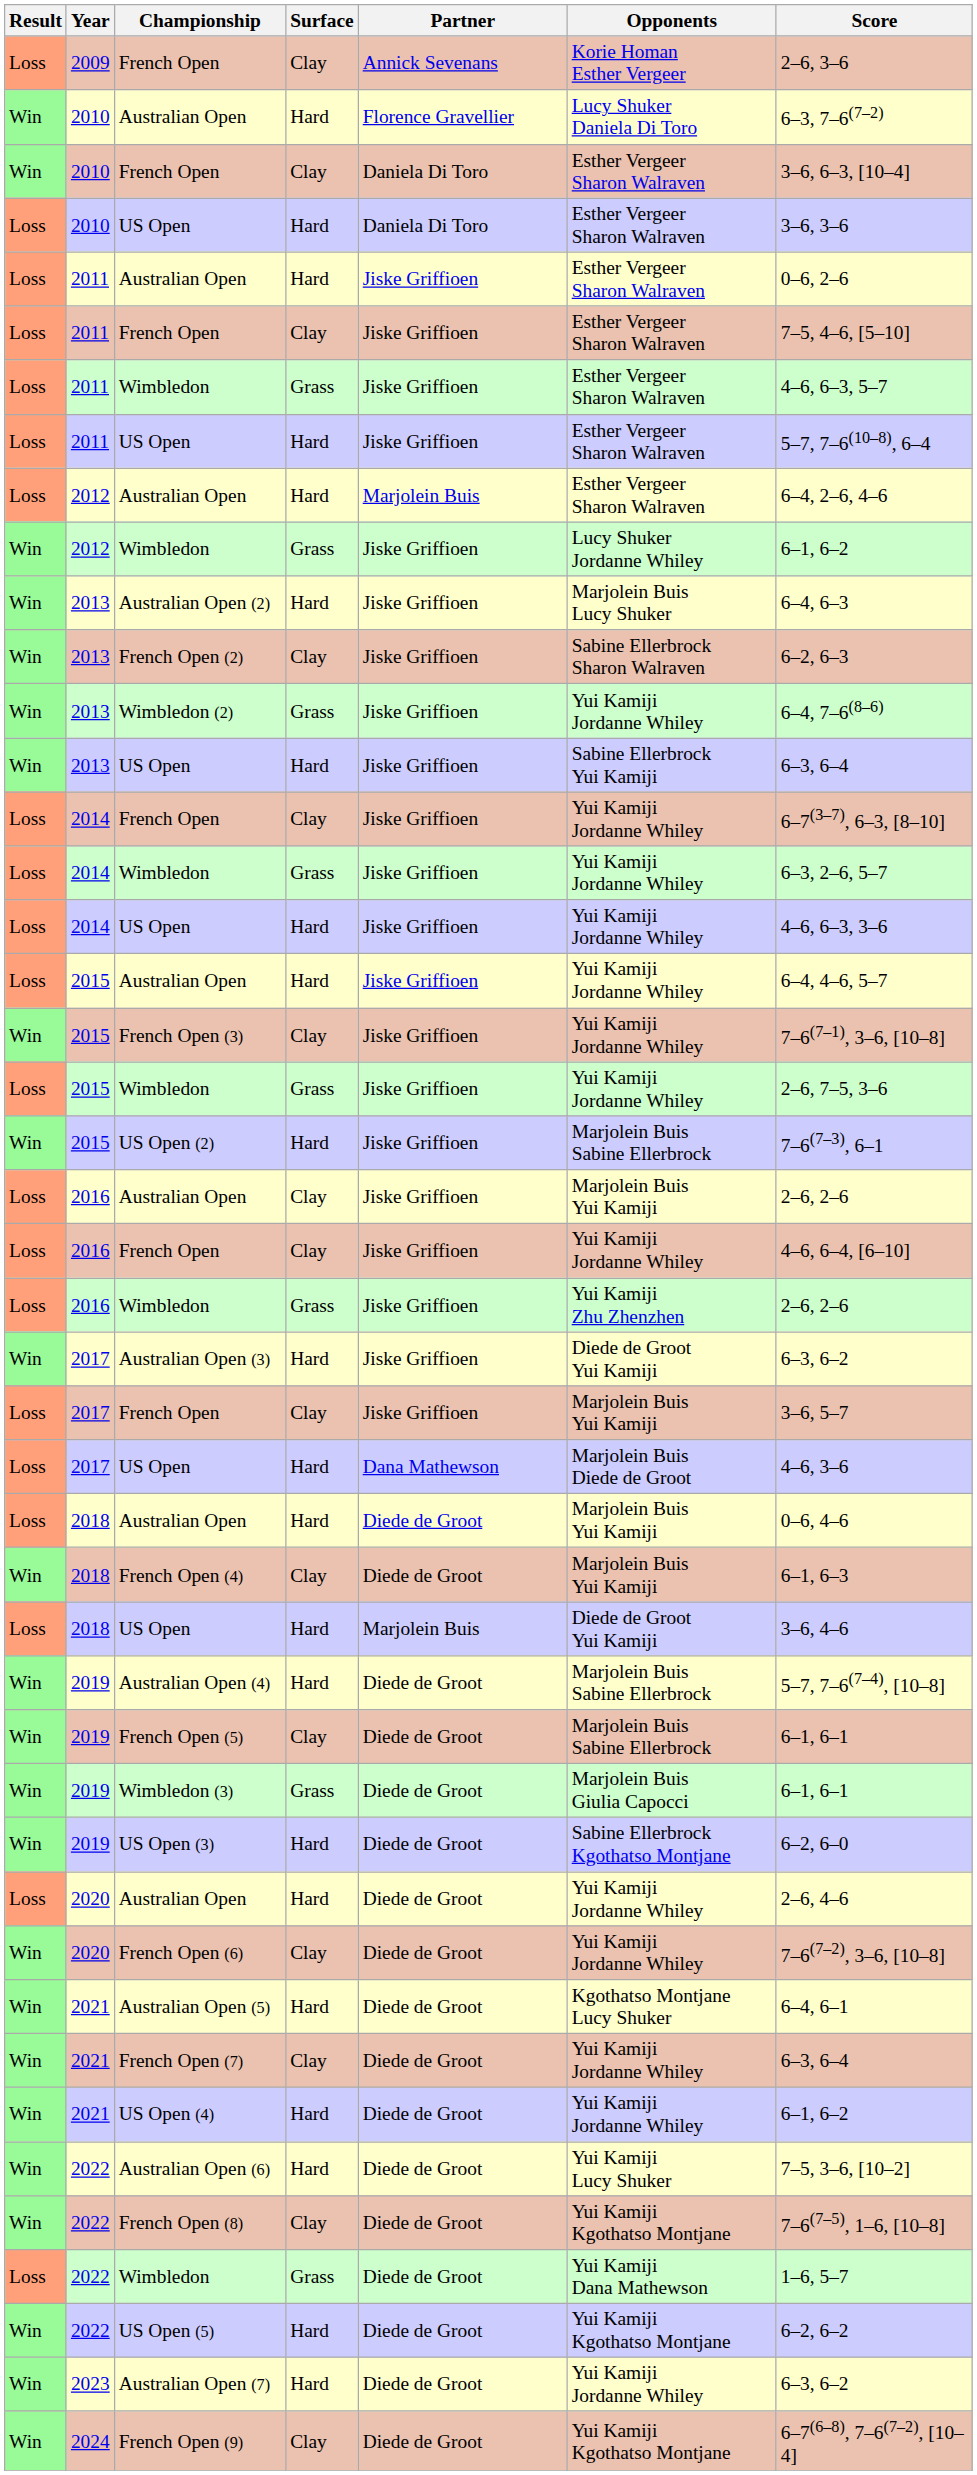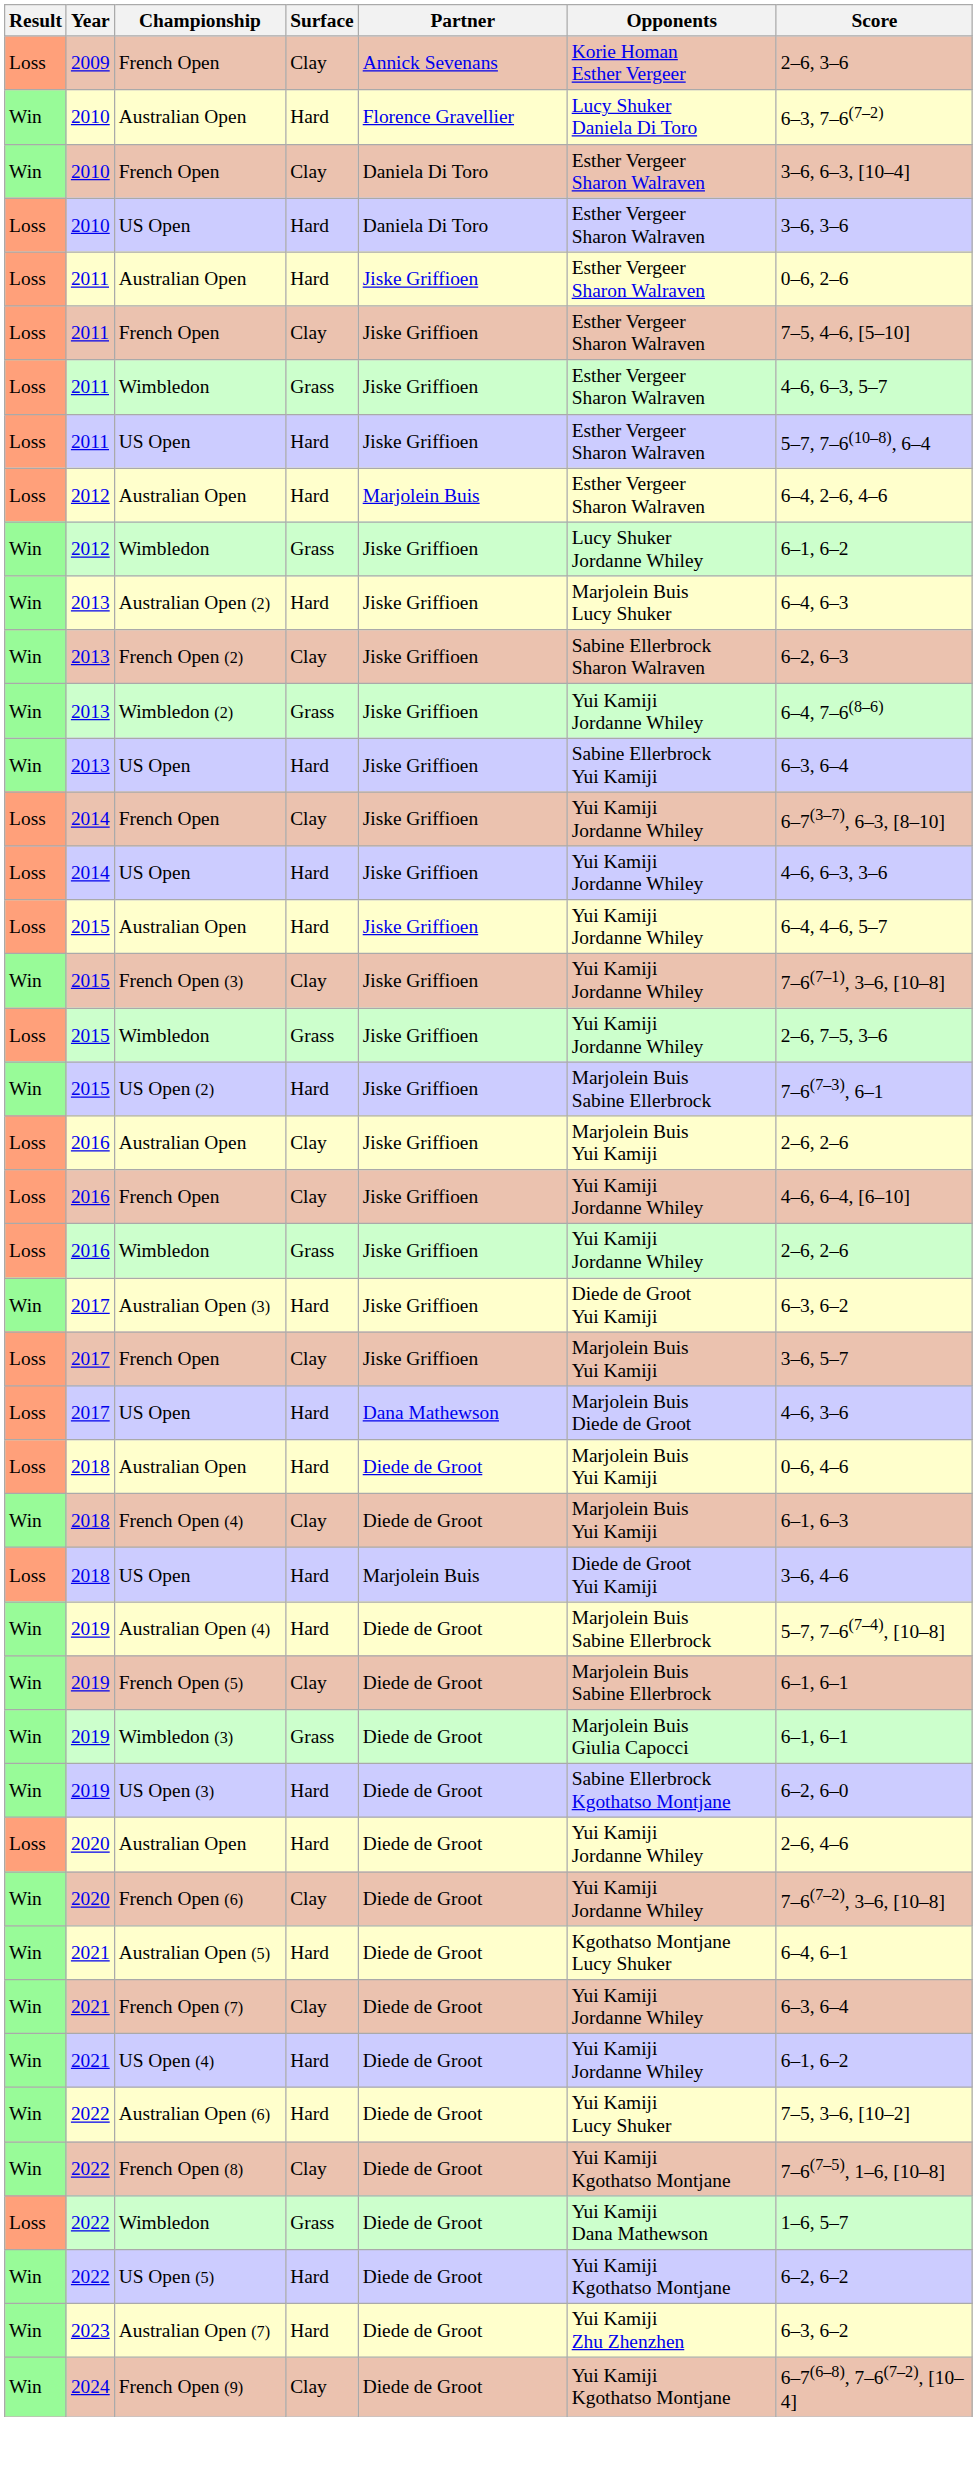- row: (90, 872)
(628, 1304) Yui Kamiji Zhu Zhenzhen -> (637, 1250) Yui Kamiji Jordanne Whiley
(637, 2383) Yui Kamiji Jordanne Whiley -> (628, 2329) Yui Kamiji Zhu Zhenzhen
